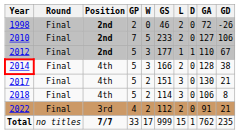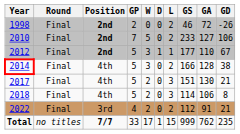columns swapped: (192, 11) <-> (165, 11)
